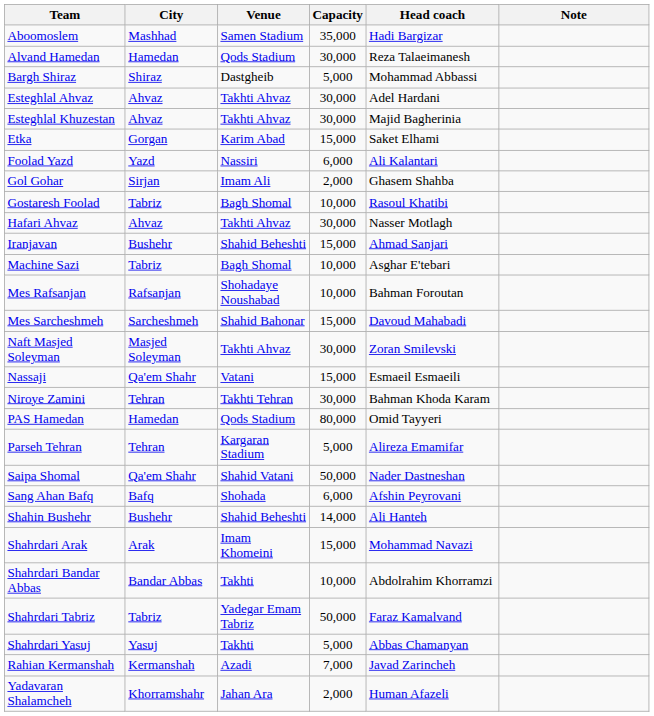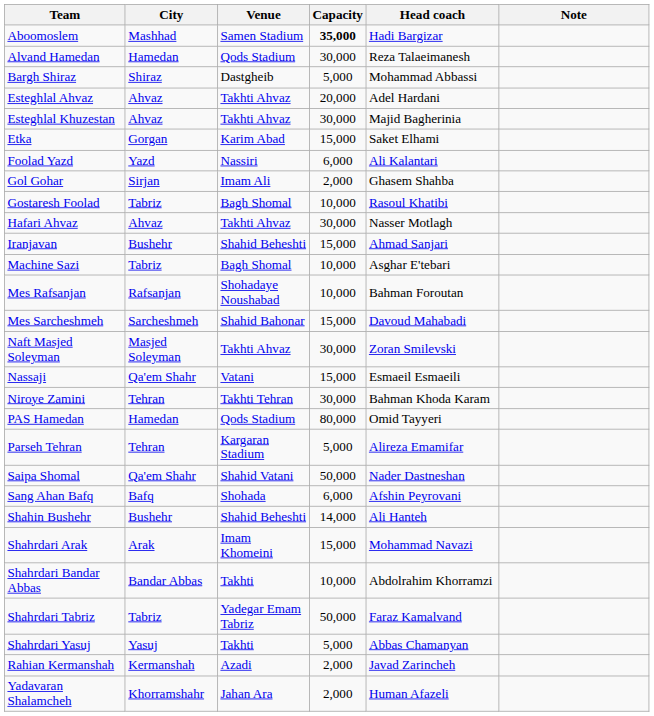(338, 35) normal -> (338, 35) bold
(338, 98) 30,000 -> (338, 98) 20,000
(338, 665) 7,000 -> (338, 665) 2,000
